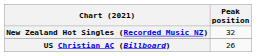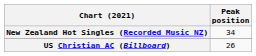(231, 32) 32 -> (231, 32) 34
